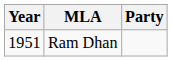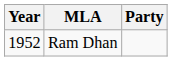(24, 42) 1951 -> (24, 42) 1952
